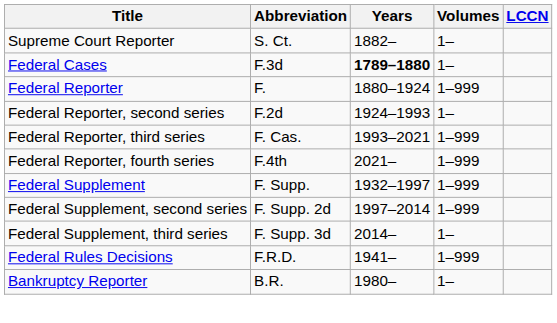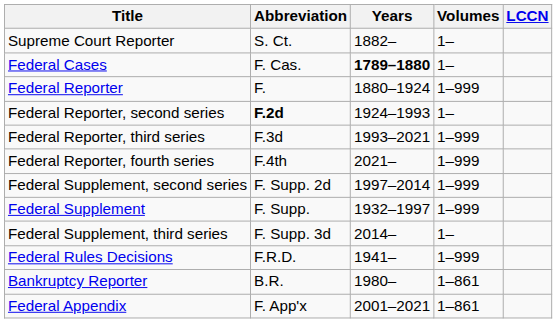(268, 64) F.3d -> (278, 64) F. Cas.
(268, 112) normal -> (269, 112) bold
(278, 137) F. Cas. -> (268, 137) F.3d
rows swapped: (76, 185) <-> (128, 209)
(446, 281) 1– -> (458, 281) 1–861
+ row: (67, 305)
